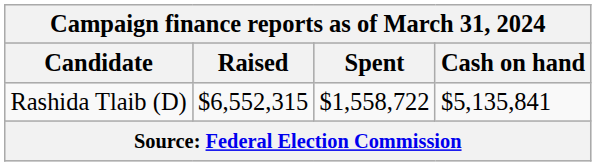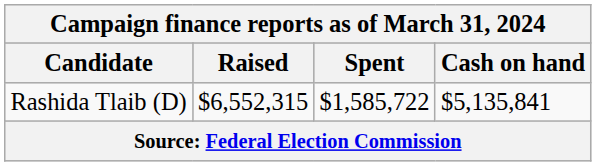(375, 101) $1,558,722 -> (375, 101) $1,585,722
